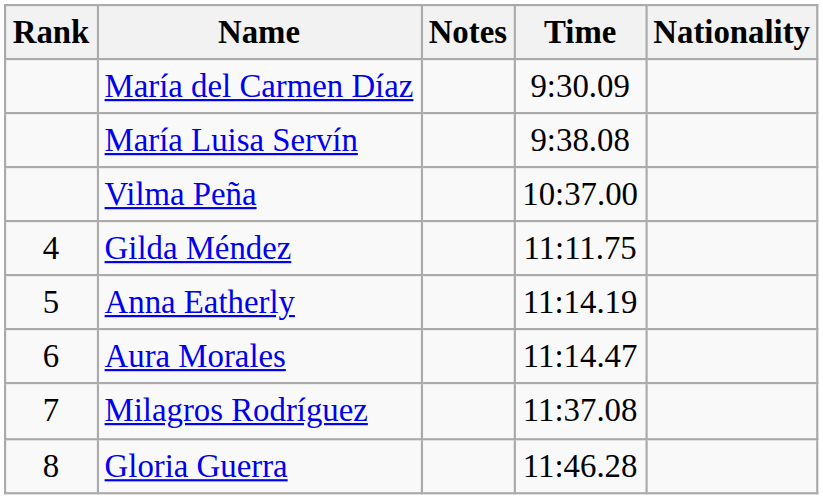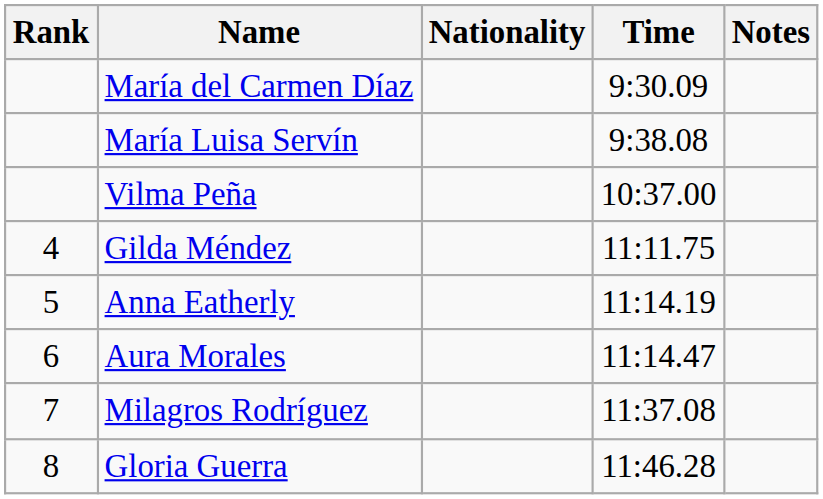columns swapped: (732, 31) <-> (468, 31)
